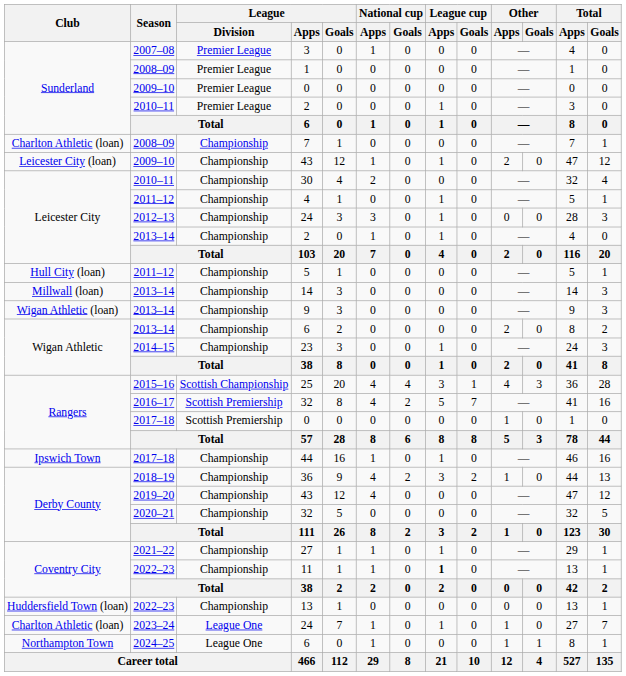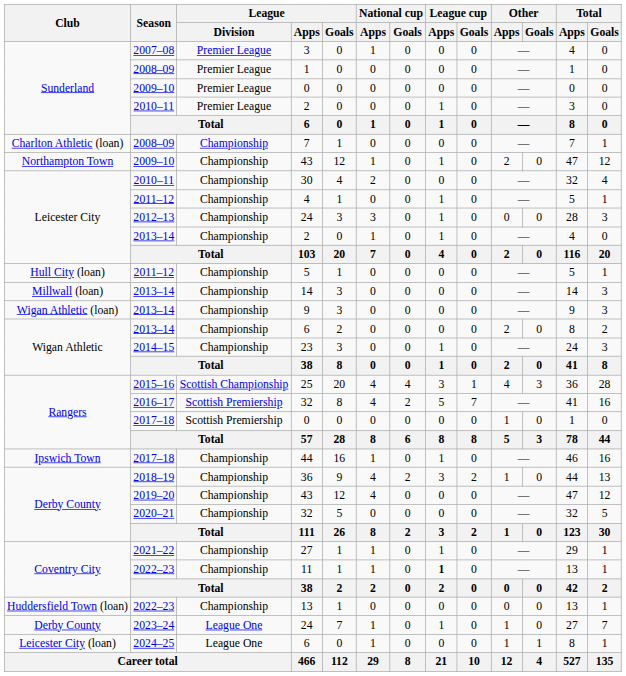(68, 161) Leicester City (loan) -> (68, 161) Northampton Town
(68, 625) Charlton Athletic (loan) -> (68, 625) Derby County
(68, 643) Northampton Town -> (68, 643) Leicester City (loan)
